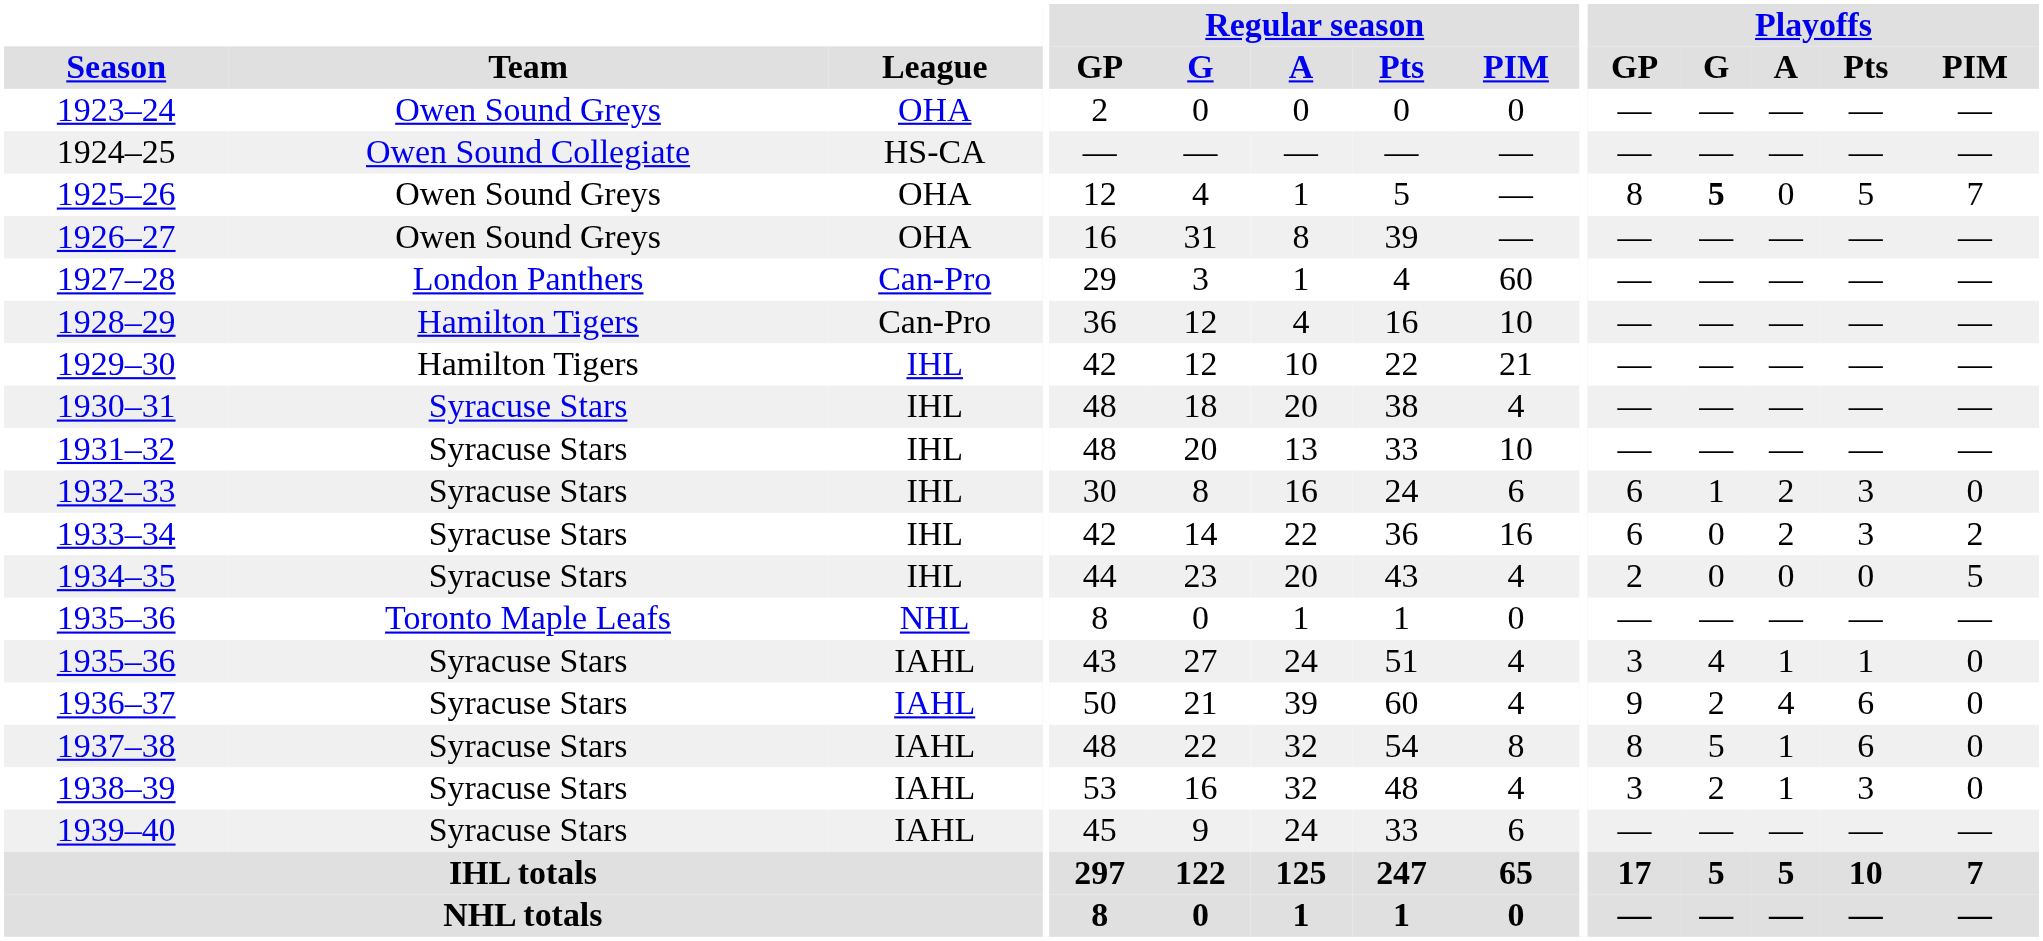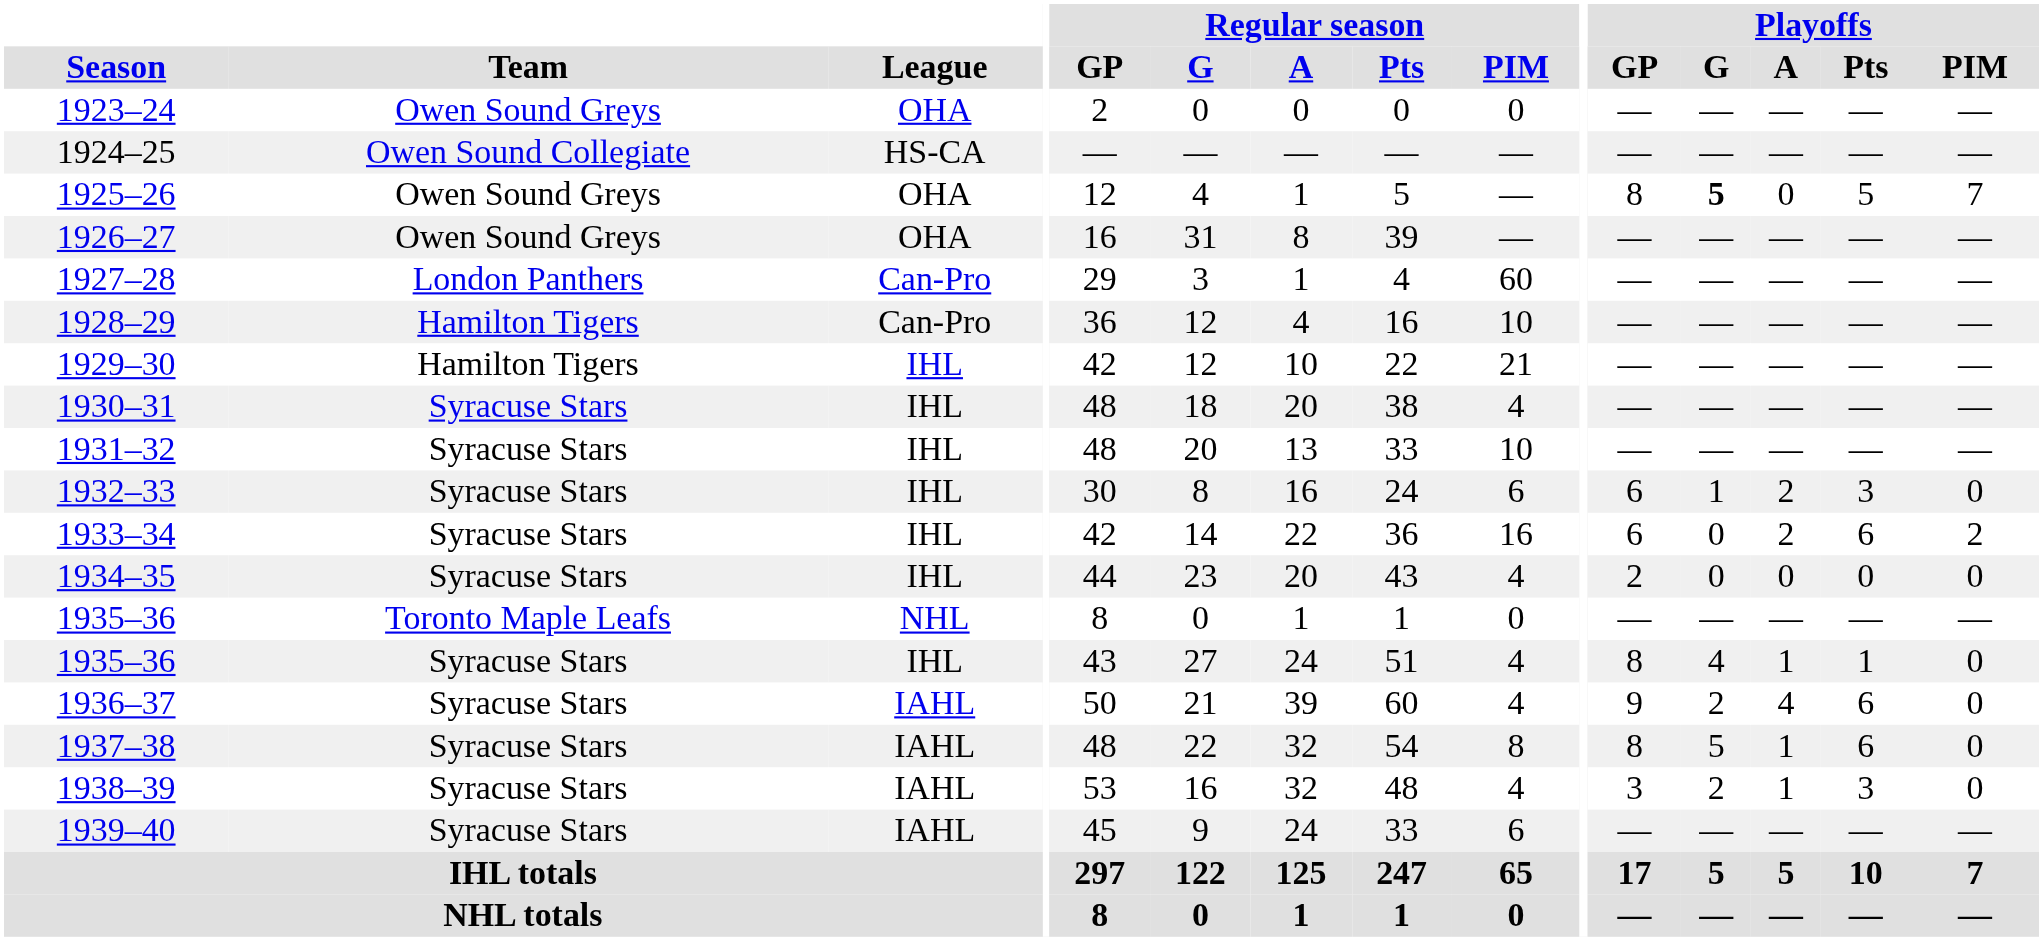(1866, 533) 3 -> (1866, 533) 6
(1975, 575) 5 -> (1975, 575) 0
(935, 660) IAHL -> (935, 660) IHL
(1635, 660) 3 -> (1635, 660) 8
